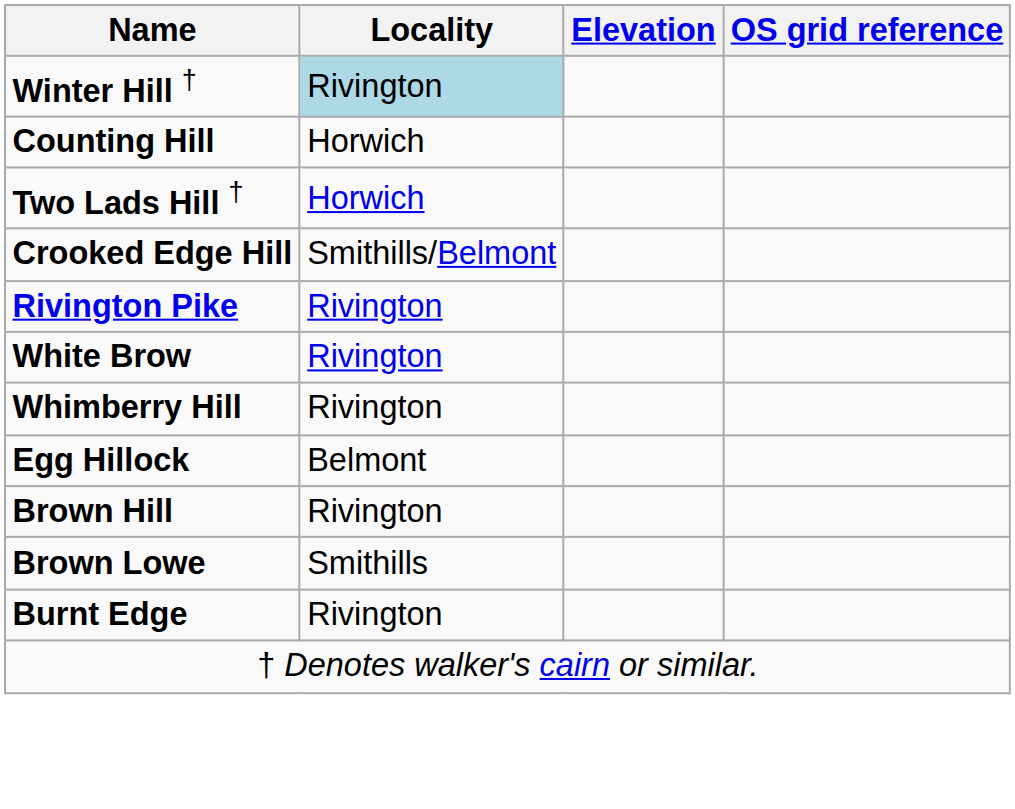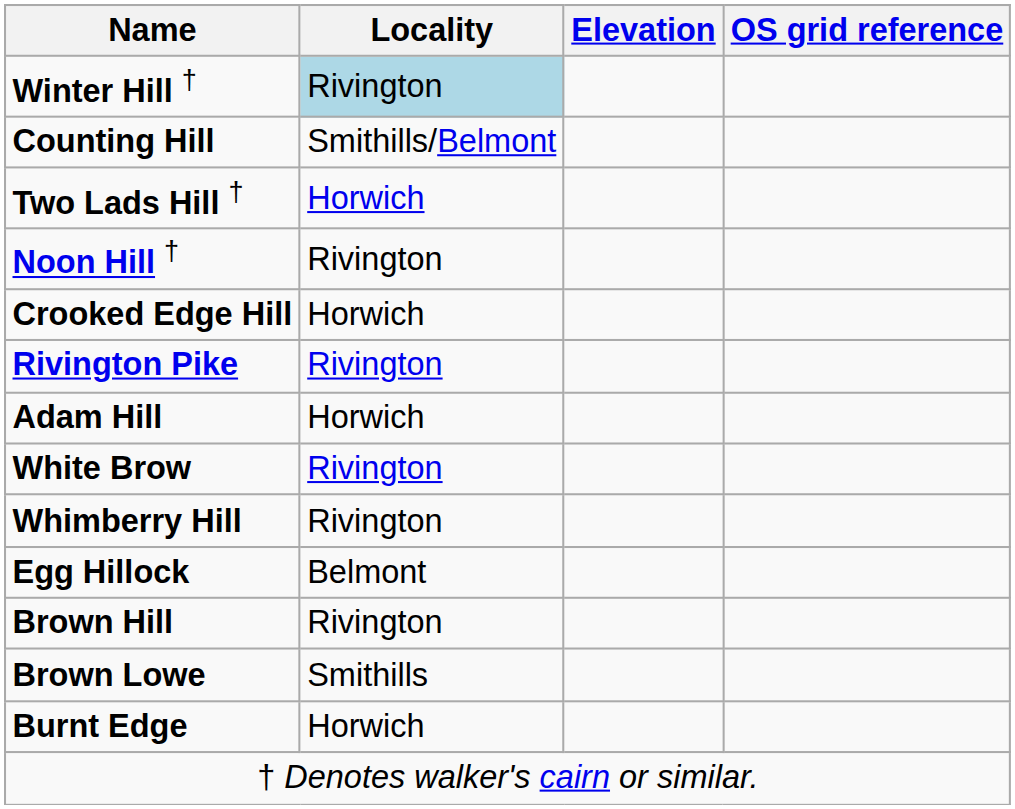(366, 142) Horwich -> (432, 142) Smithills/Belmont
+ row: (96, 258)
(432, 253) Smithills/Belmont -> (366, 314) Horwich
+ row: (87, 417)
(375, 614) Rivington -> (366, 726) Horwich
